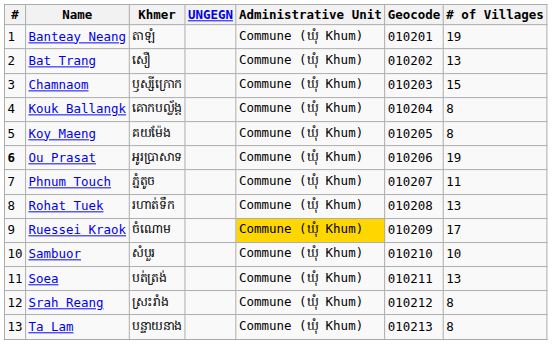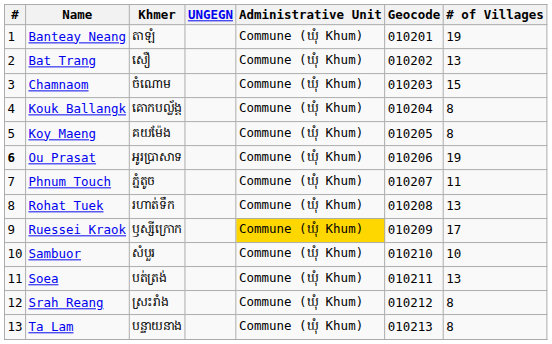(157, 84) ឫស្សីក្រោក -> (151, 84) ចំណោម
(151, 229) ចំណោម -> (157, 229) ឫស្សីក្រោក
